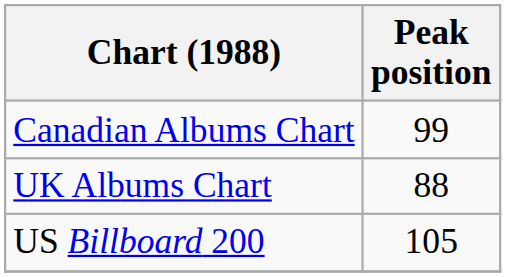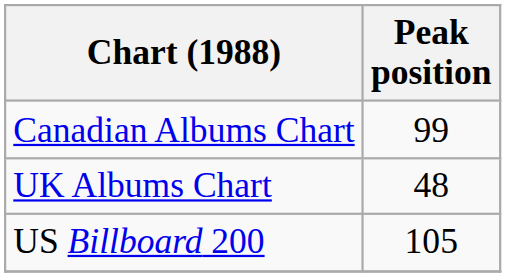(431, 185) 88 -> (431, 185) 48
